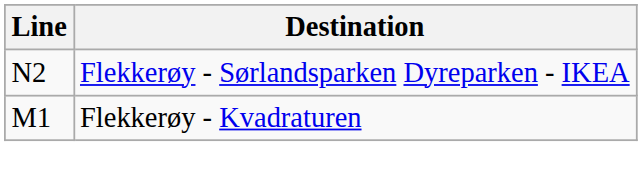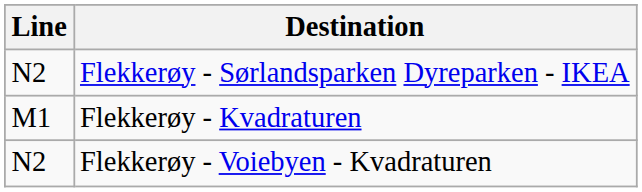+ row: (286, 162)
